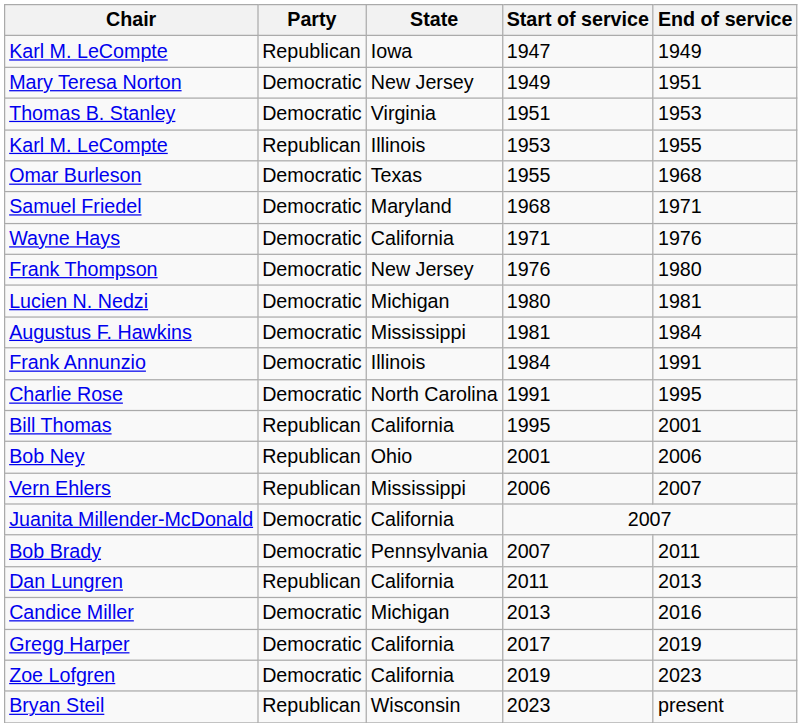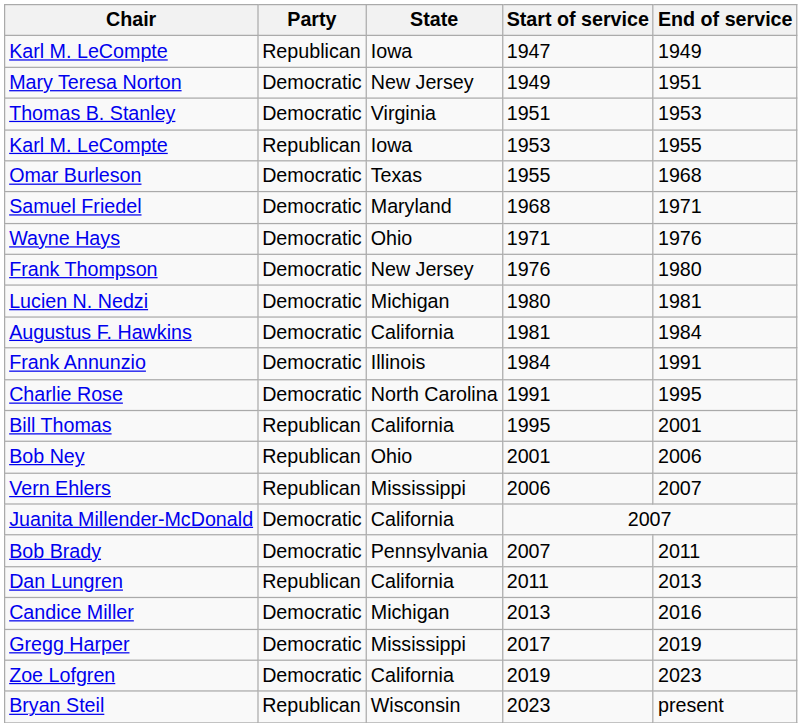(398, 144) Illinois -> (392, 144) Iowa
(412, 238) California -> (392, 238) Ohio
(418, 332) Mississippi -> (412, 332) California
(412, 644) California -> (418, 644) Mississippi
